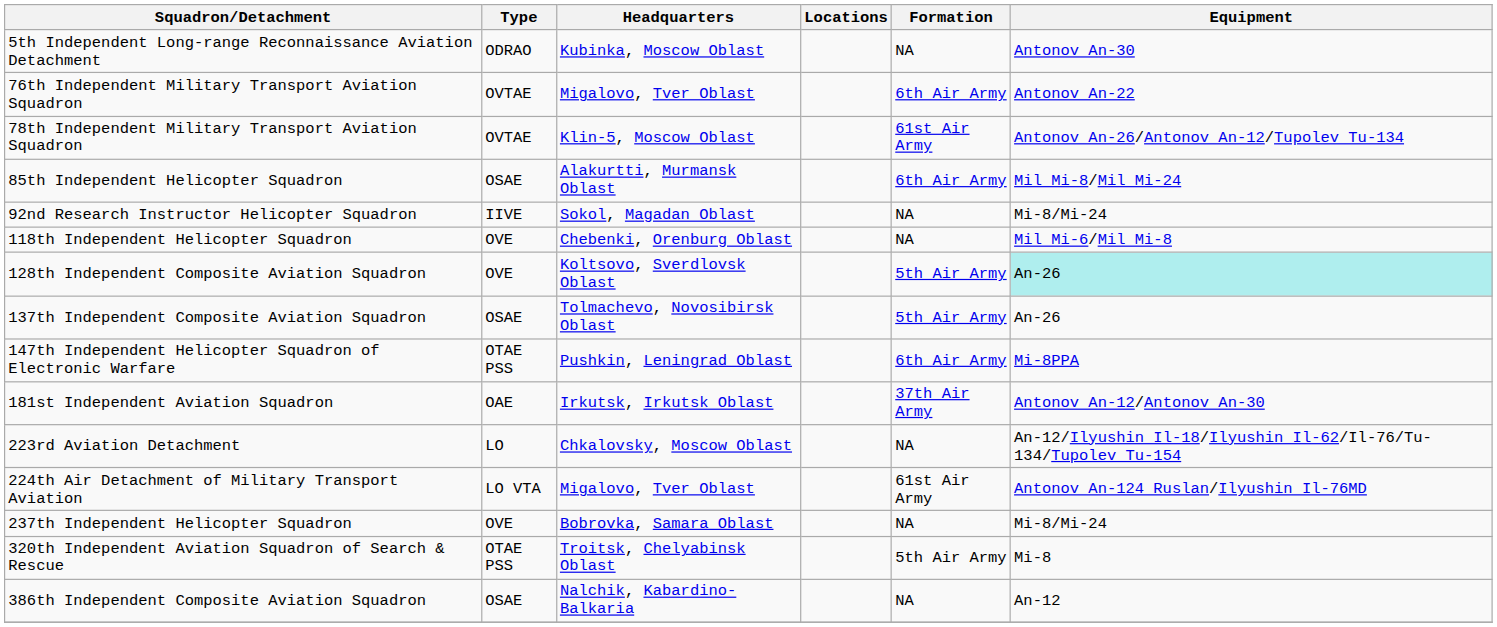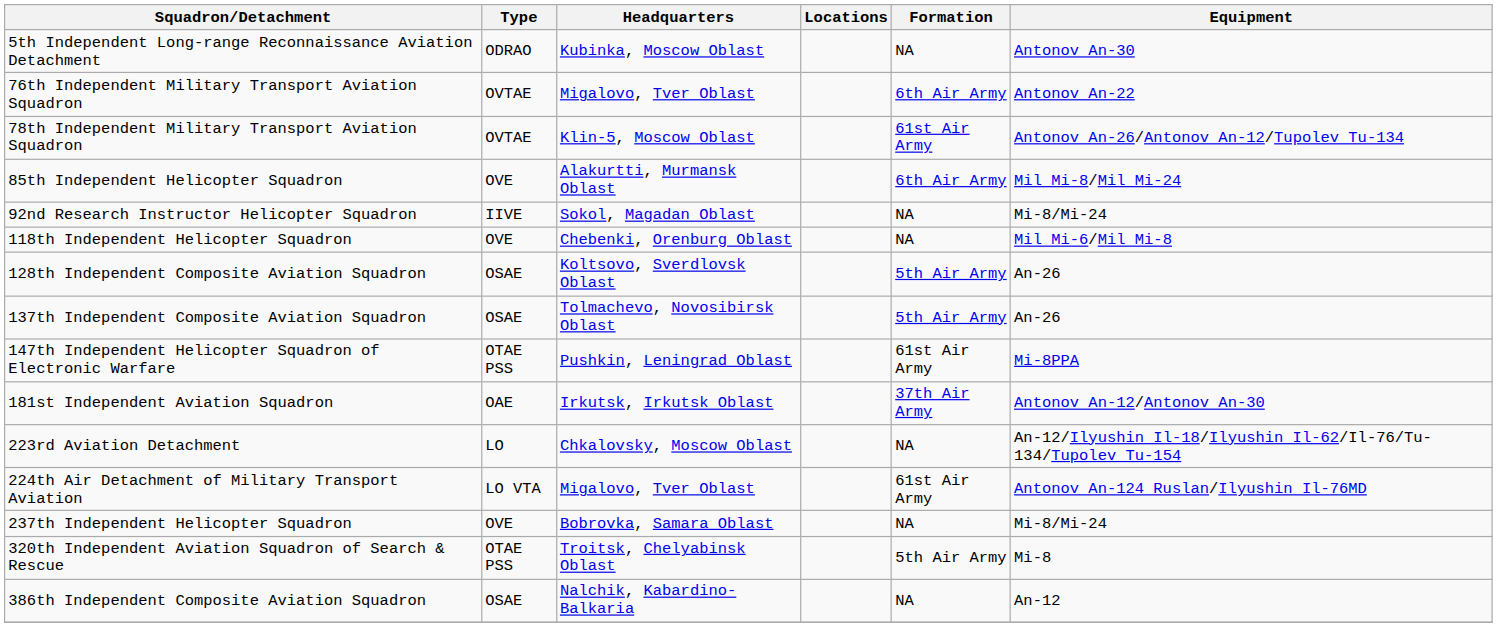(504, 181) OSAE -> (499, 181) OVE
(499, 274) OVE -> (504, 274) OSAE
(1037, 274) paleturquoise background -> (1037, 274) no background
(951, 360) 6th Air Army -> (932, 360) 61st Air Army
